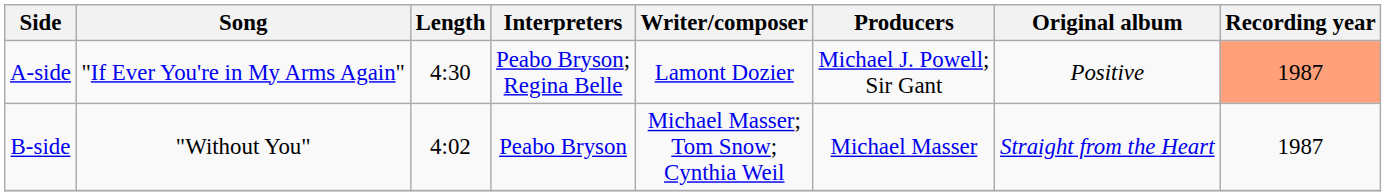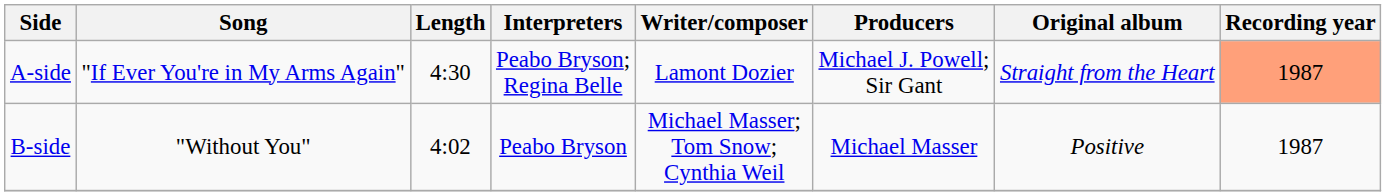(1107, 71) Positive -> (1107, 71) Straight from the Heart
(1107, 146) Straight from the Heart -> (1107, 146) Positive
